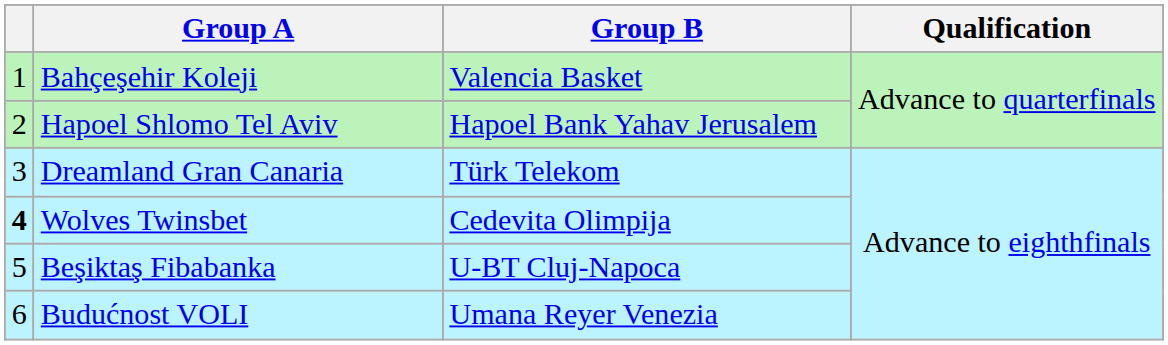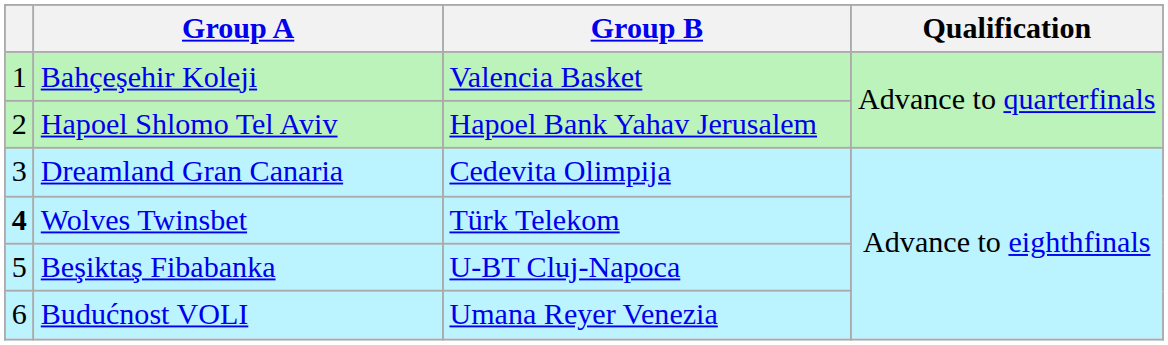(535, 171) Türk Telekom -> (560, 171) Cedevita Olimpija
(560, 219) Cedevita Olimpija -> (535, 219) Türk Telekom
